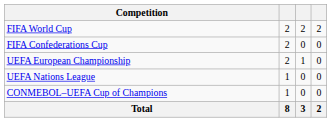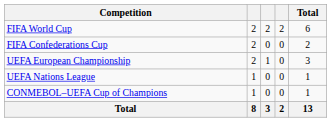+ column: (308, 12)
